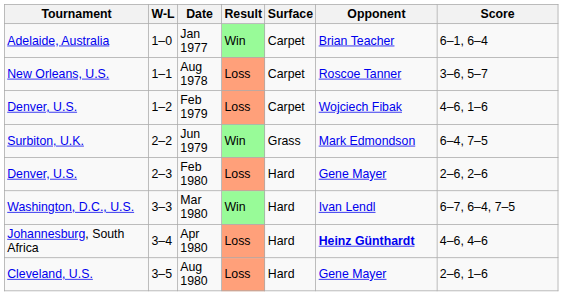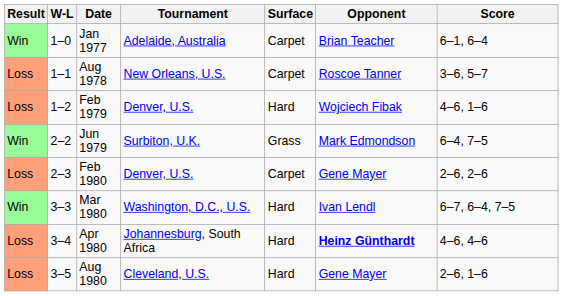columns swapped: (243, 14) <-> (77, 14)
(286, 107) Carpet -> (281, 107) Hard
(281, 174) Hard -> (286, 174) Carpet
